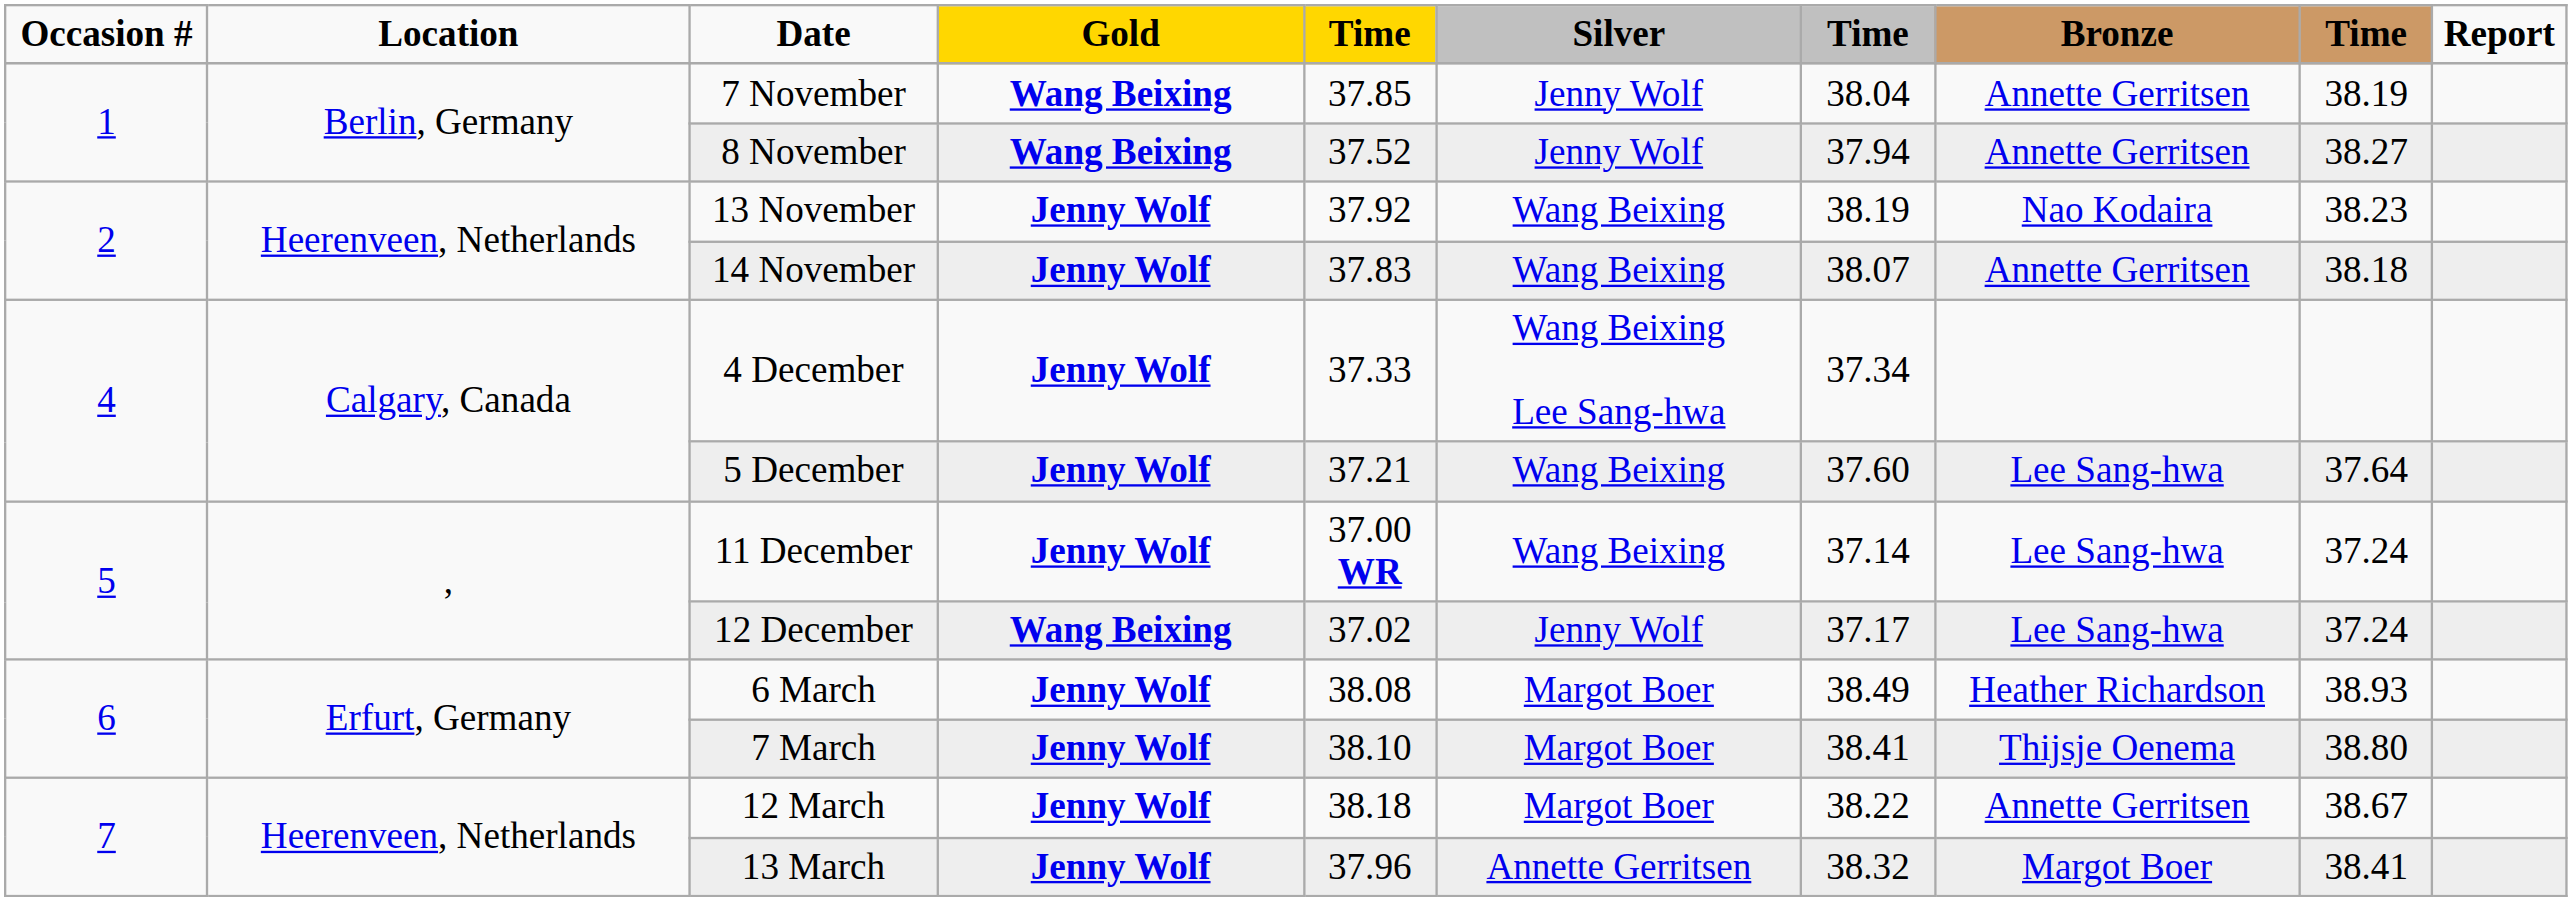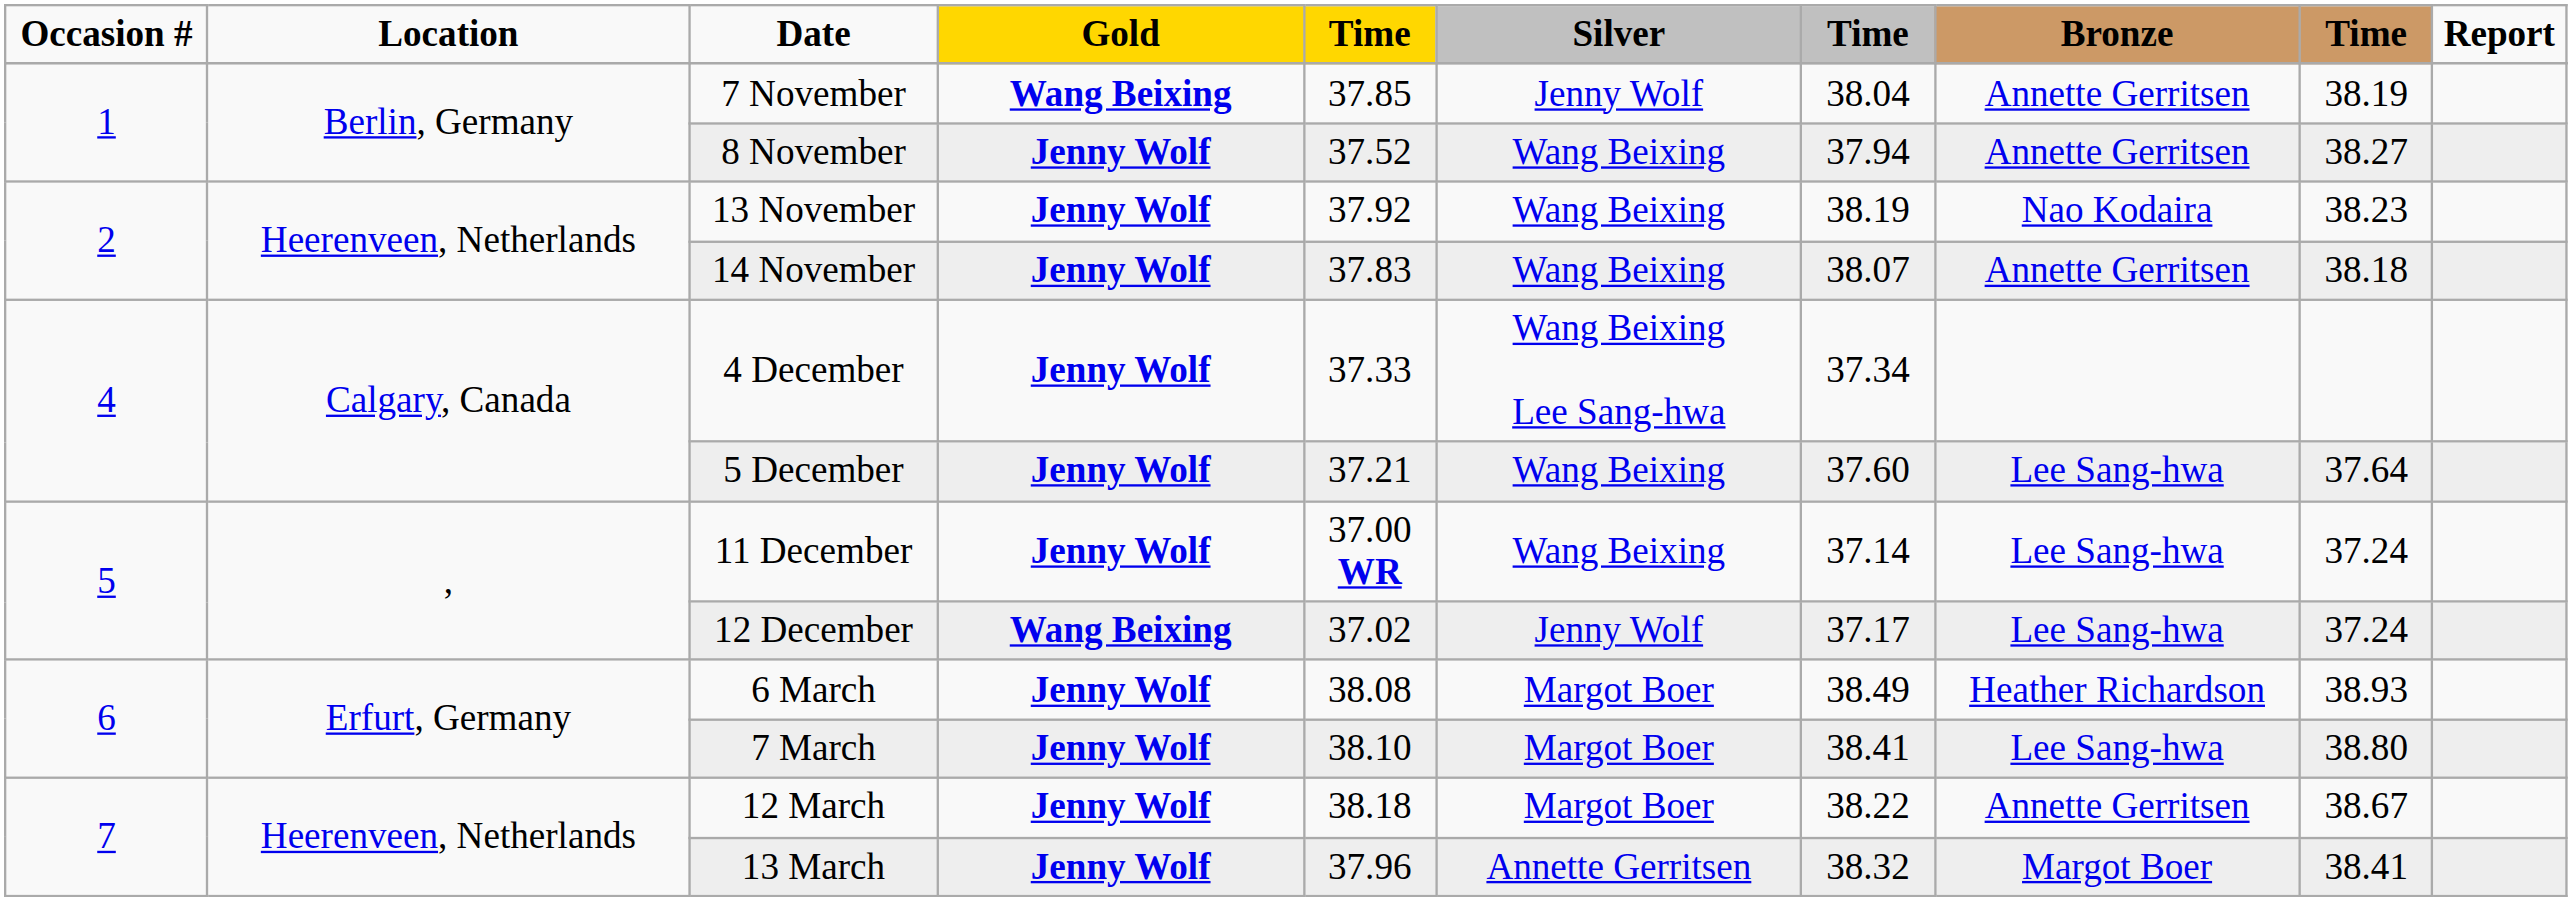(1121, 151) Wang Beixing -> (1121, 151) Jenny Wolf
(1619, 151) Jenny Wolf -> (1619, 151) Wang Beixing
(2117, 747) Thijsje Oenema -> (2117, 747) Lee Sang-hwa
